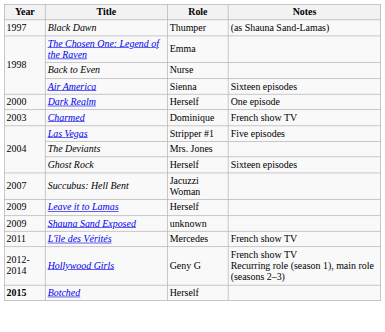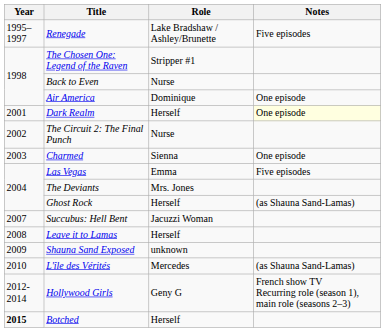+ row: (66, 33)
- row: (72, 28)
(183, 49) Emma -> (173, 60) Stripper #1
(183, 86) Sienna -> (173, 97) Dominique
(264, 86) Sixteen episodes -> (281, 97) One episode
(17, 102) 2000 -> (17, 113) 2001
(255, 102) no background -> (281, 113) lightyellow background
+ row: (95, 134)
(192, 117) Dominique -> (164, 155) Sienna
(264, 117) French show TV -> (281, 155) One episode
(192, 133) Stripper #1 -> (164, 171) Emma
(264, 165) Sixteen episodes -> (305, 203) (as Shauna Sand-Lamas)
(17, 207) 2009 -> (17, 234) 2008
(16, 239) 2011 -> (17, 266) 2010
(264, 239) French show TV -> (305, 266) (as Shauna Sand-Lamas)
